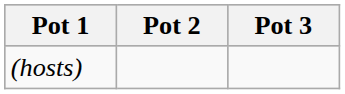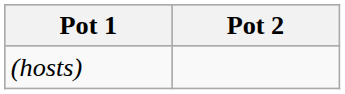- column: (283, 25)
